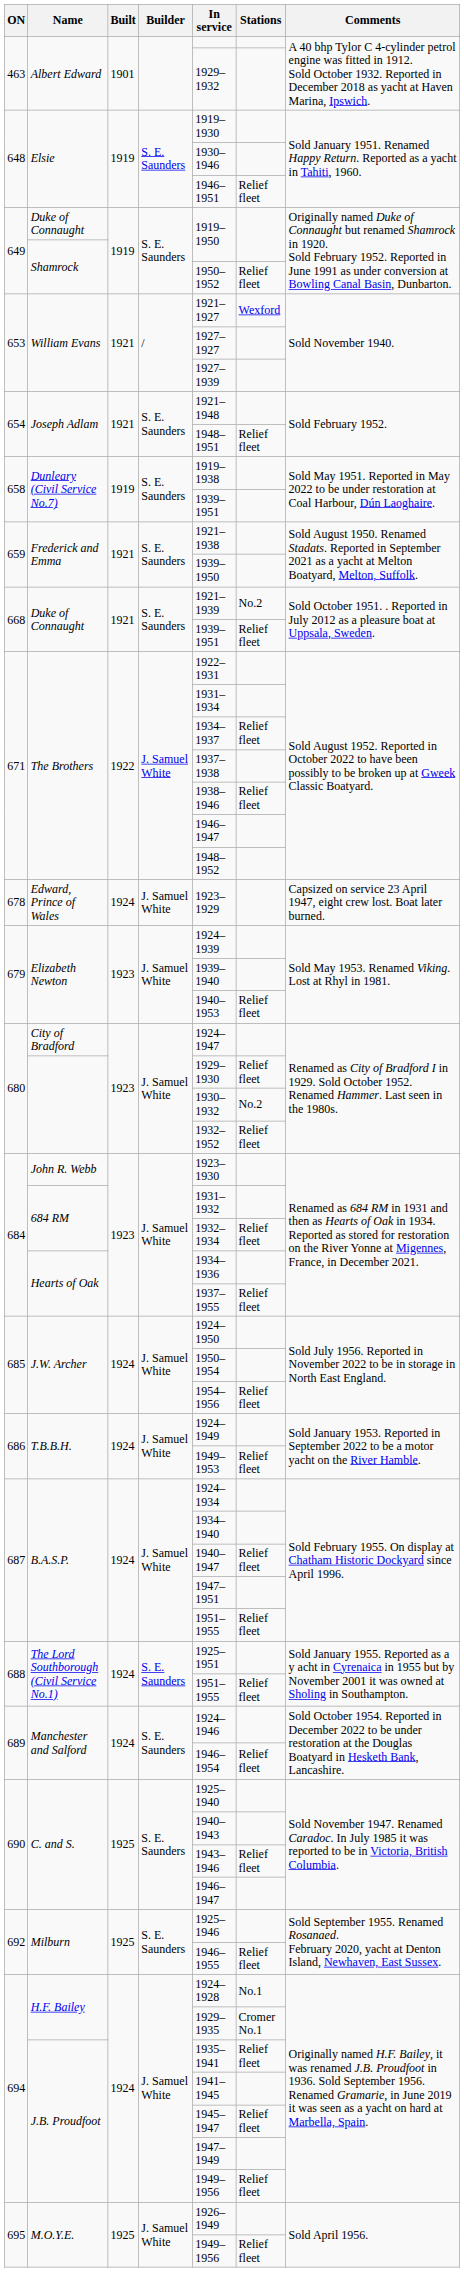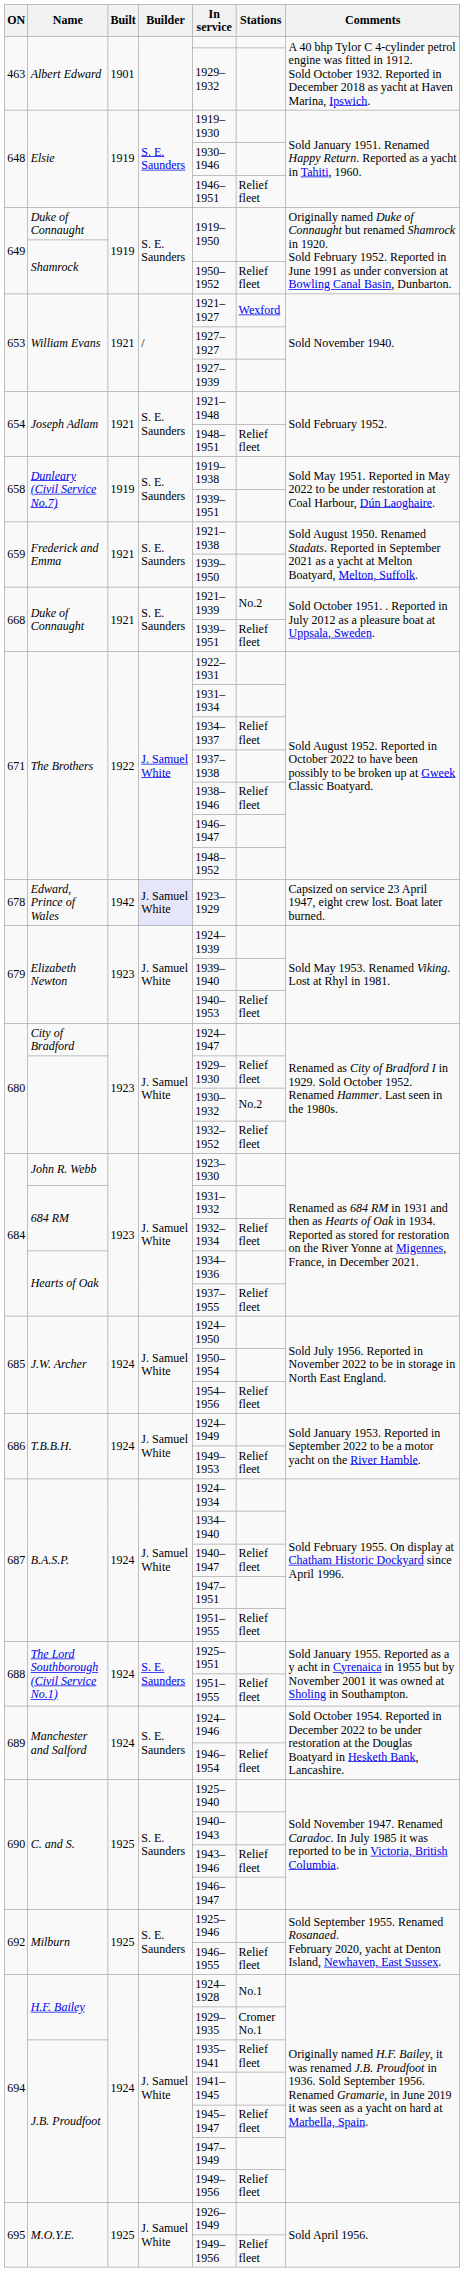(122, 902) 1924 -> (122, 902) 1942
(165, 902) no background -> (165, 902) lavender background
